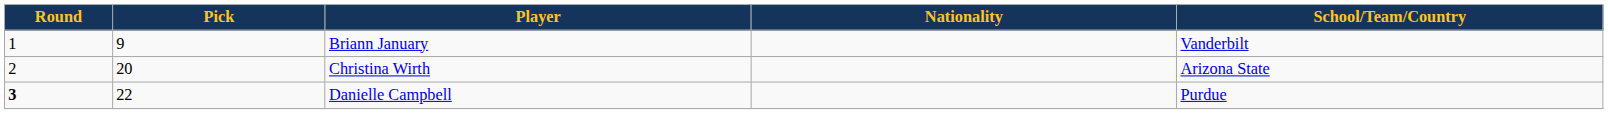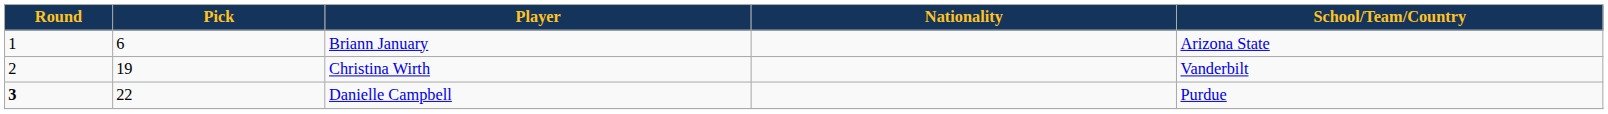(120, 43) 9 -> (120, 43) 6
(1214, 43) Vanderbilt -> (1225, 43) Arizona State
(124, 69) 20 -> (124, 69) 19
(1225, 69) Arizona State -> (1214, 69) Vanderbilt
